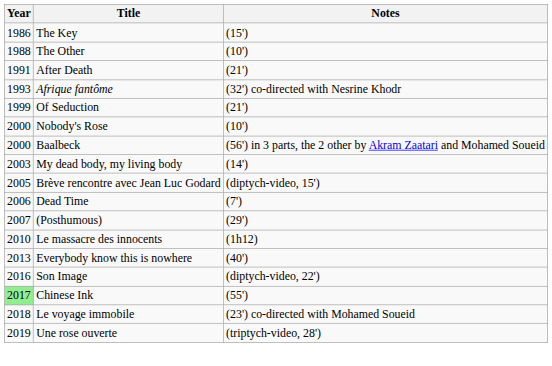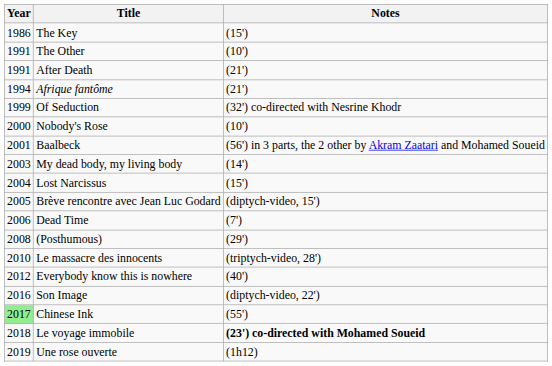(19, 51) 1988 -> (19, 51) 1991
(19, 88) 1993 -> (19, 88) 1994
(314, 88) (32') co-directed with Nesrine Khodr -> (237, 88) (21')
(237, 107) (21') -> (314, 107) (32') co-directed with Nesrine Khodr
(19, 145) 2000 -> (19, 145) 2001
+ row: (71, 182)
(19, 220) 2007 -> (19, 239) 2008
(242, 239) (1h12) -> (274, 257) (triptych-video, 28')
(19, 257) 2013 -> (19, 276) 2012
(321, 314) normal -> (326, 333) bold
(274, 333) (triptych-video, 28') -> (242, 351) (1h12)
